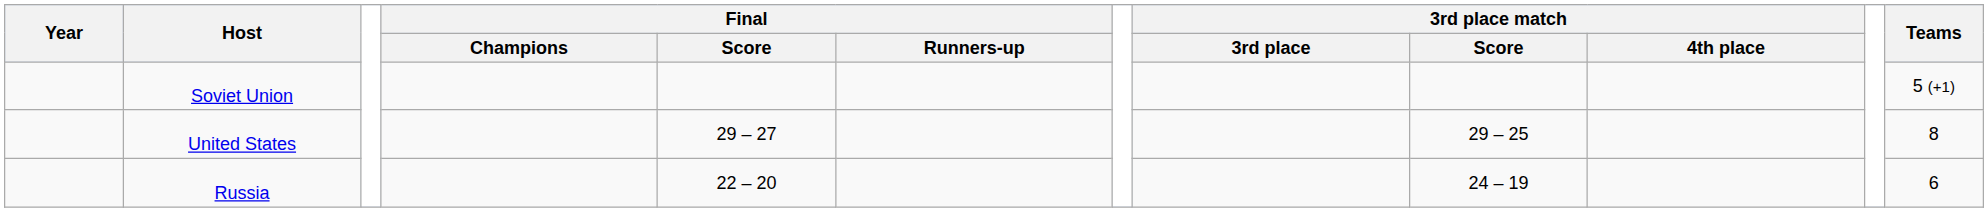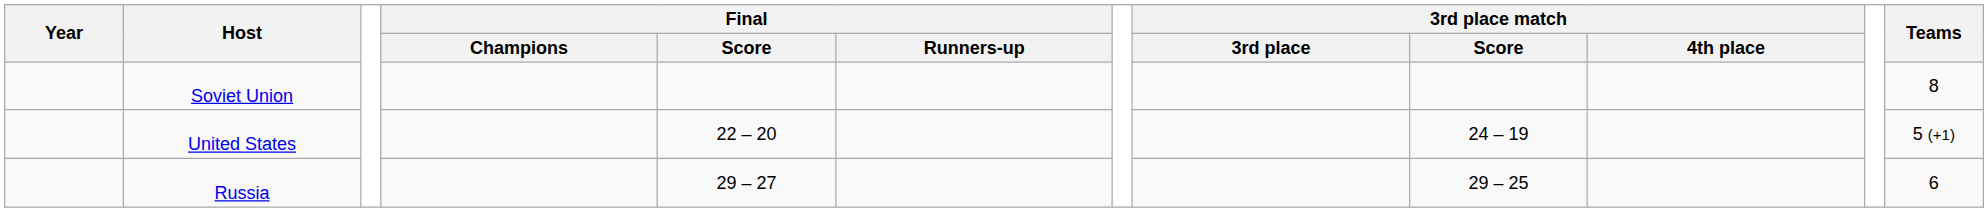(1934, 86) 5 (+1) -> (1934, 86) 8
(747, 135) 29 – 27 -> (747, 135) 22 – 20
(1499, 135) 29 – 25 -> (1499, 135) 24 – 19
(1934, 135) 8 -> (1934, 135) 5 (+1)
(747, 183) 22 – 20 -> (747, 183) 29 – 27
(1499, 183) 24 – 19 -> (1499, 183) 29 – 25
